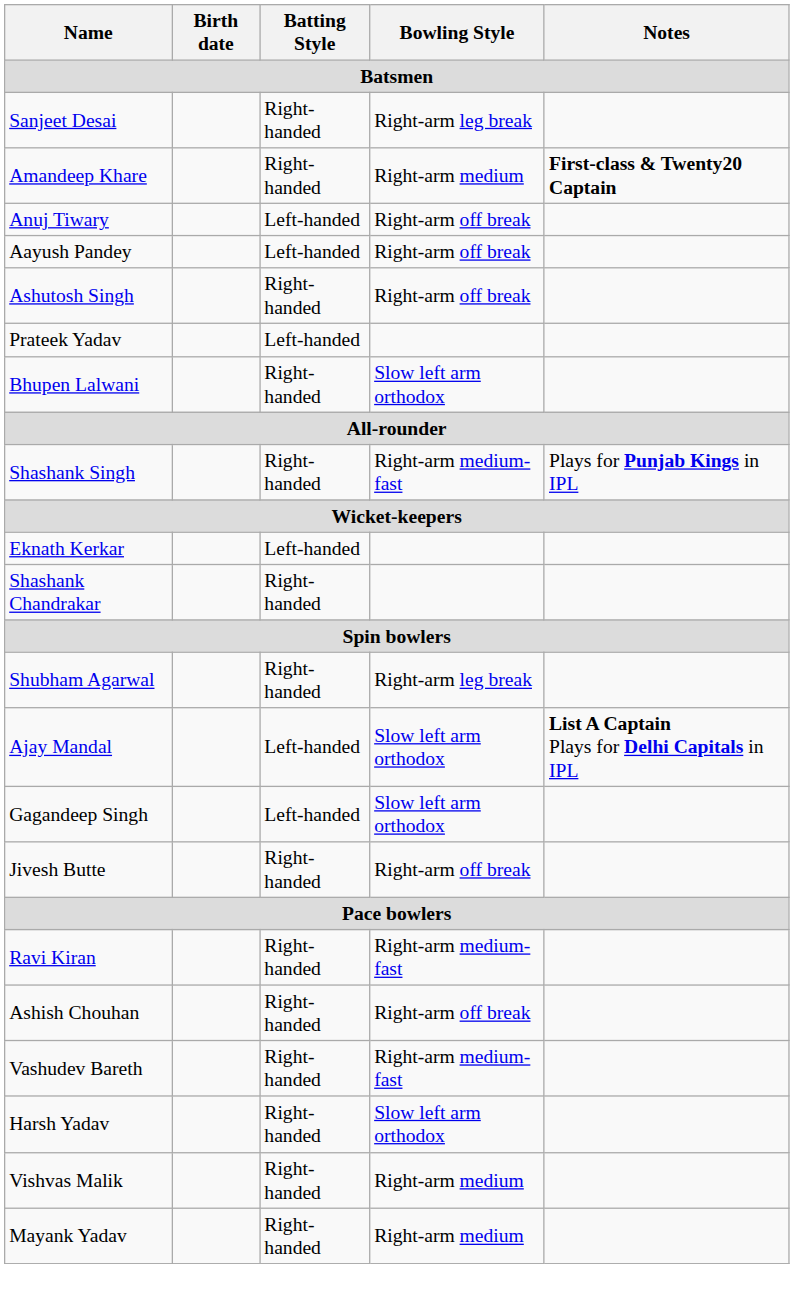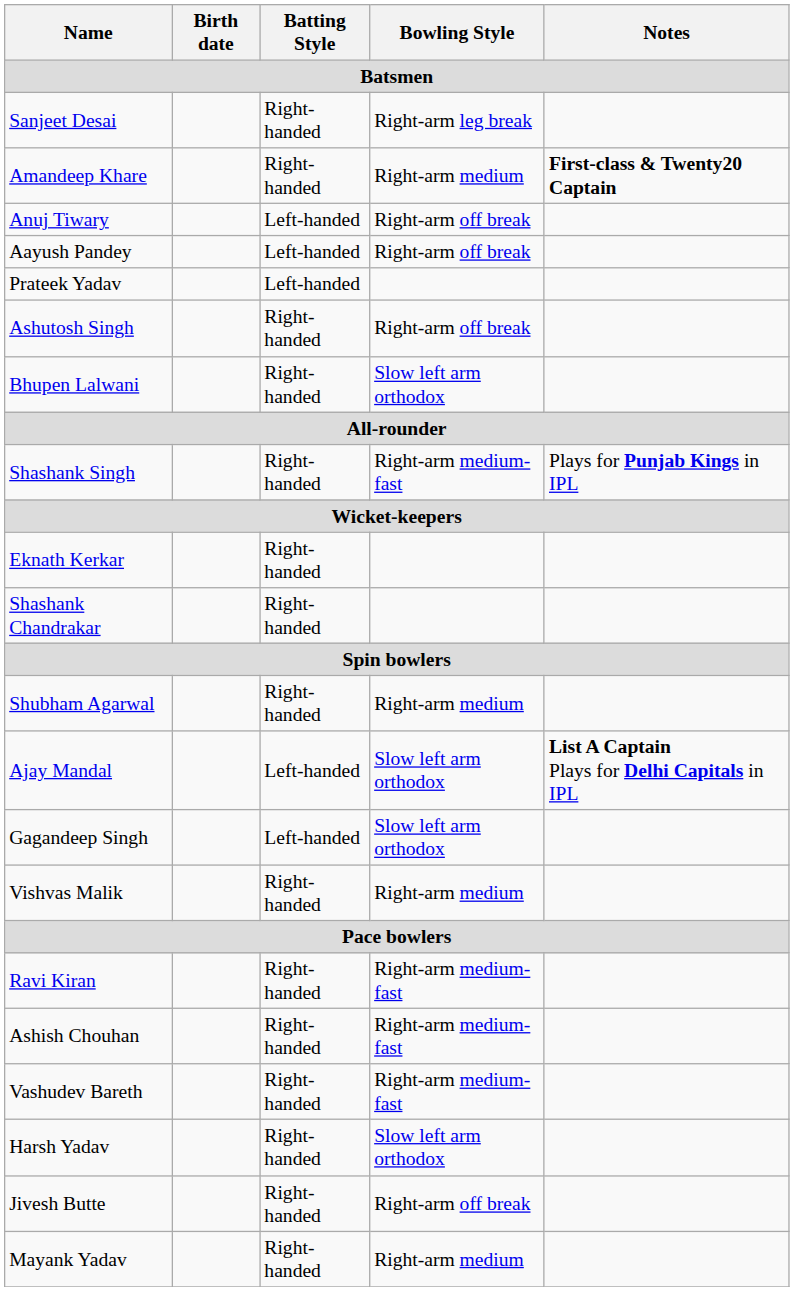rows swapped: (72, 296) <-> (65, 340)
(312, 548) Left-handed -> (293, 559) Right-handed
(453, 679) Right-arm leg break -> (449, 703) Right-arm medium
rows swapped: (57, 869) <-> (66, 1179)
(452, 1013) Right-arm off break -> (452, 1036) Right-arm medium-fast
